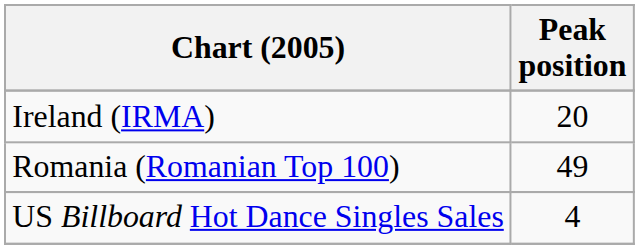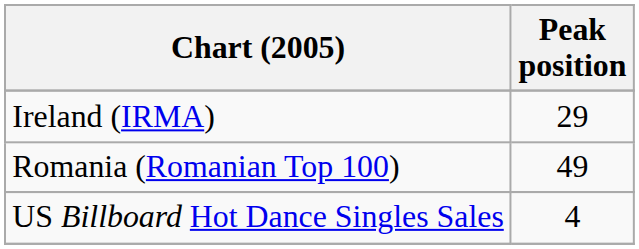(572, 116) 20 -> (572, 116) 29
